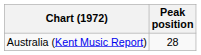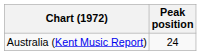(173, 42) 28 -> (173, 42) 24
